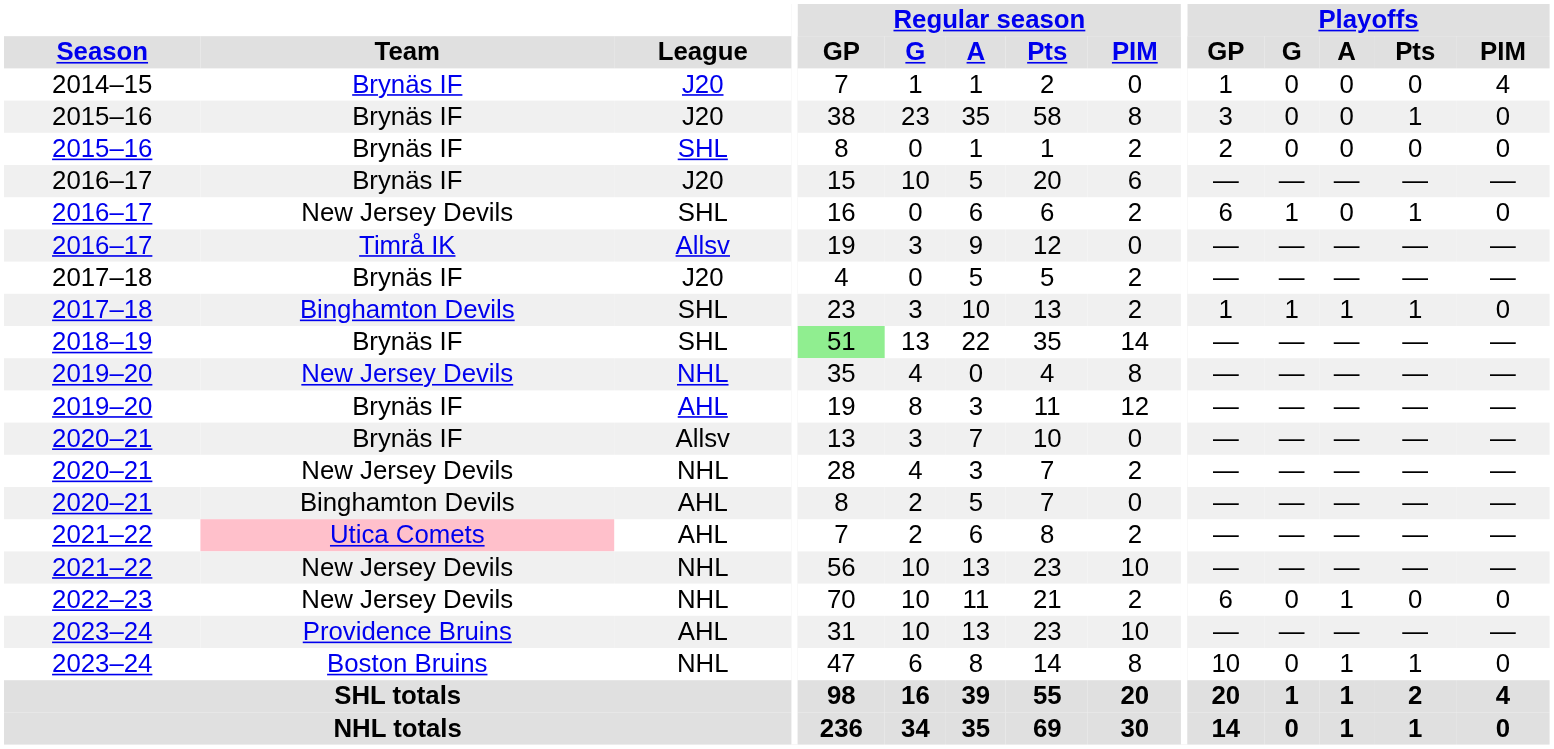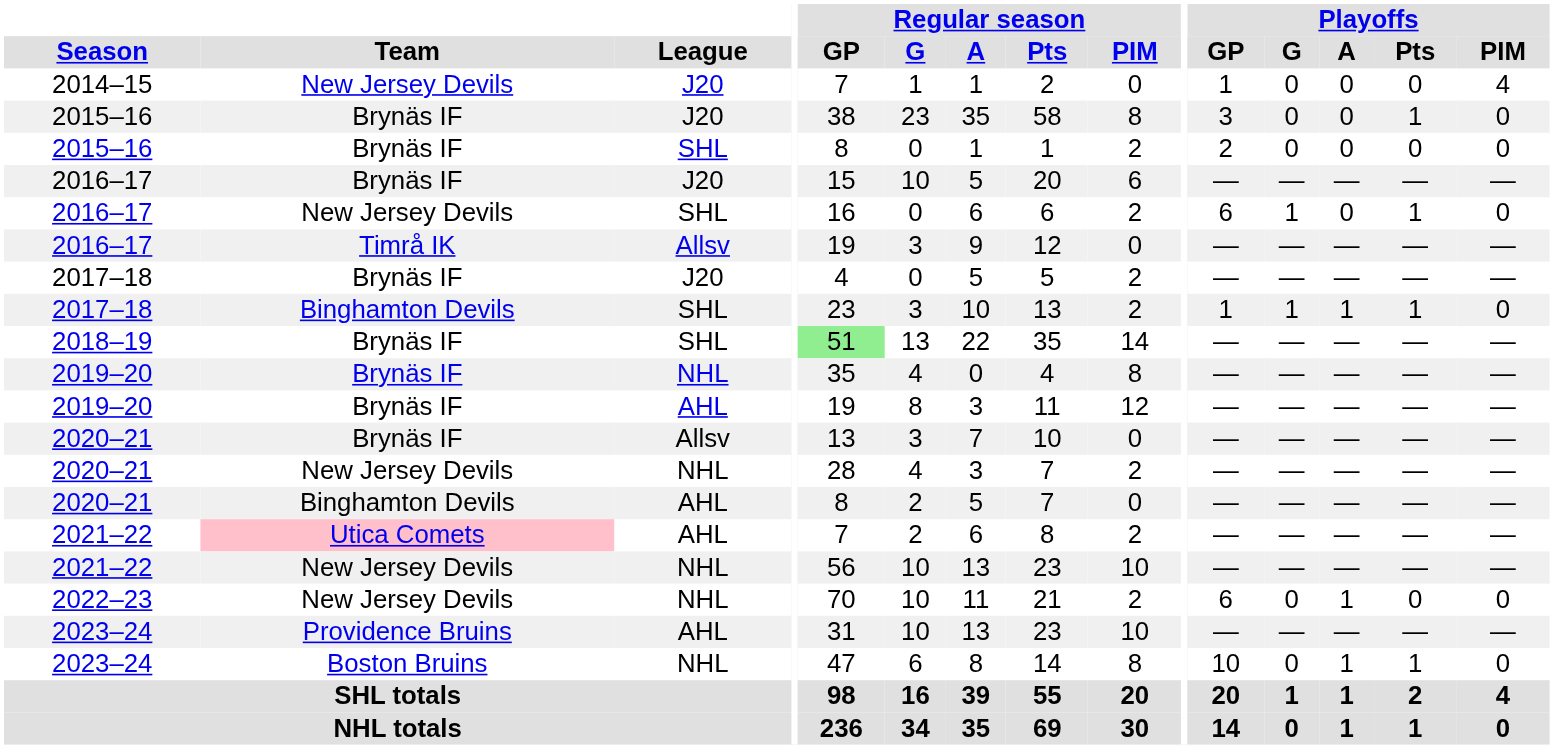(407, 84) Brynäs IF -> (407, 84) New Jersey Devils
(407, 373) New Jersey Devils -> (407, 373) Brynäs IF
